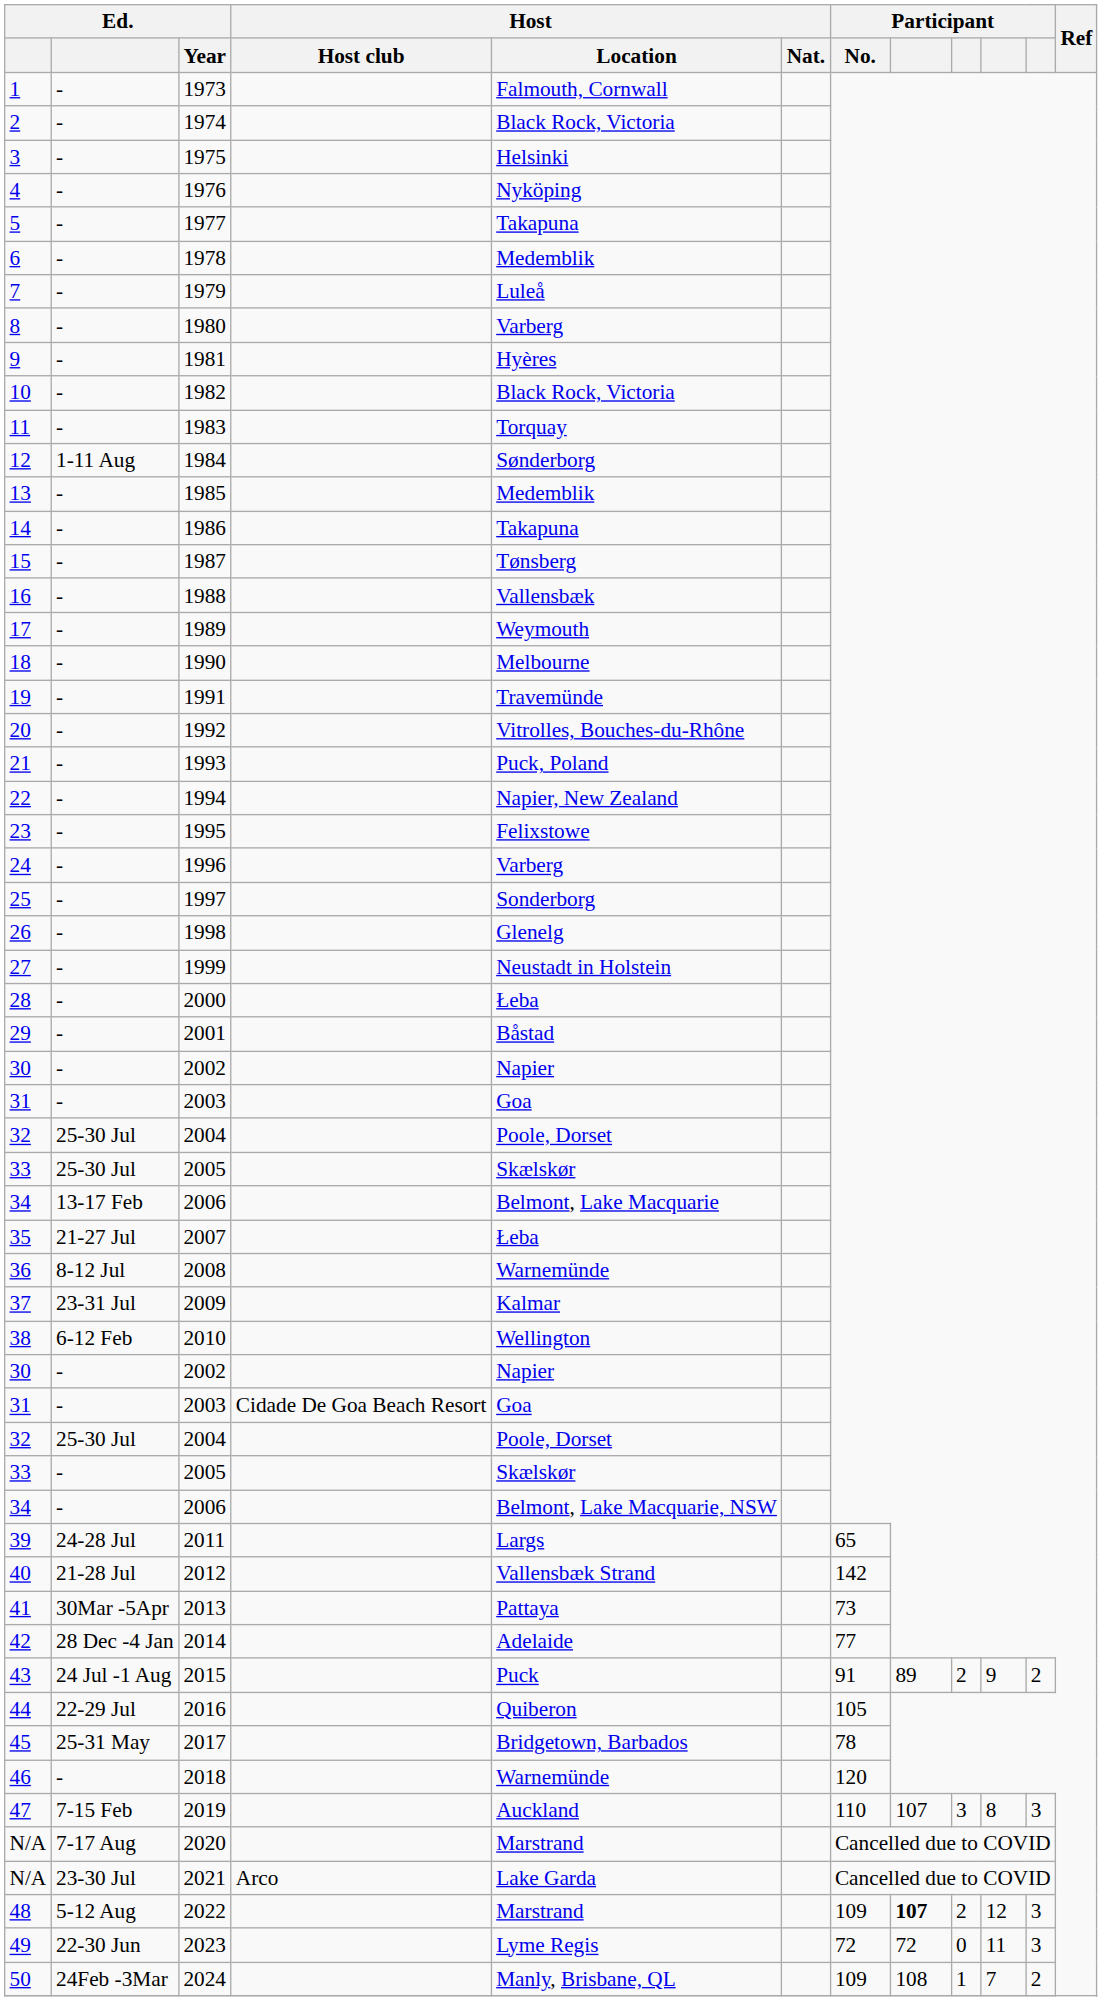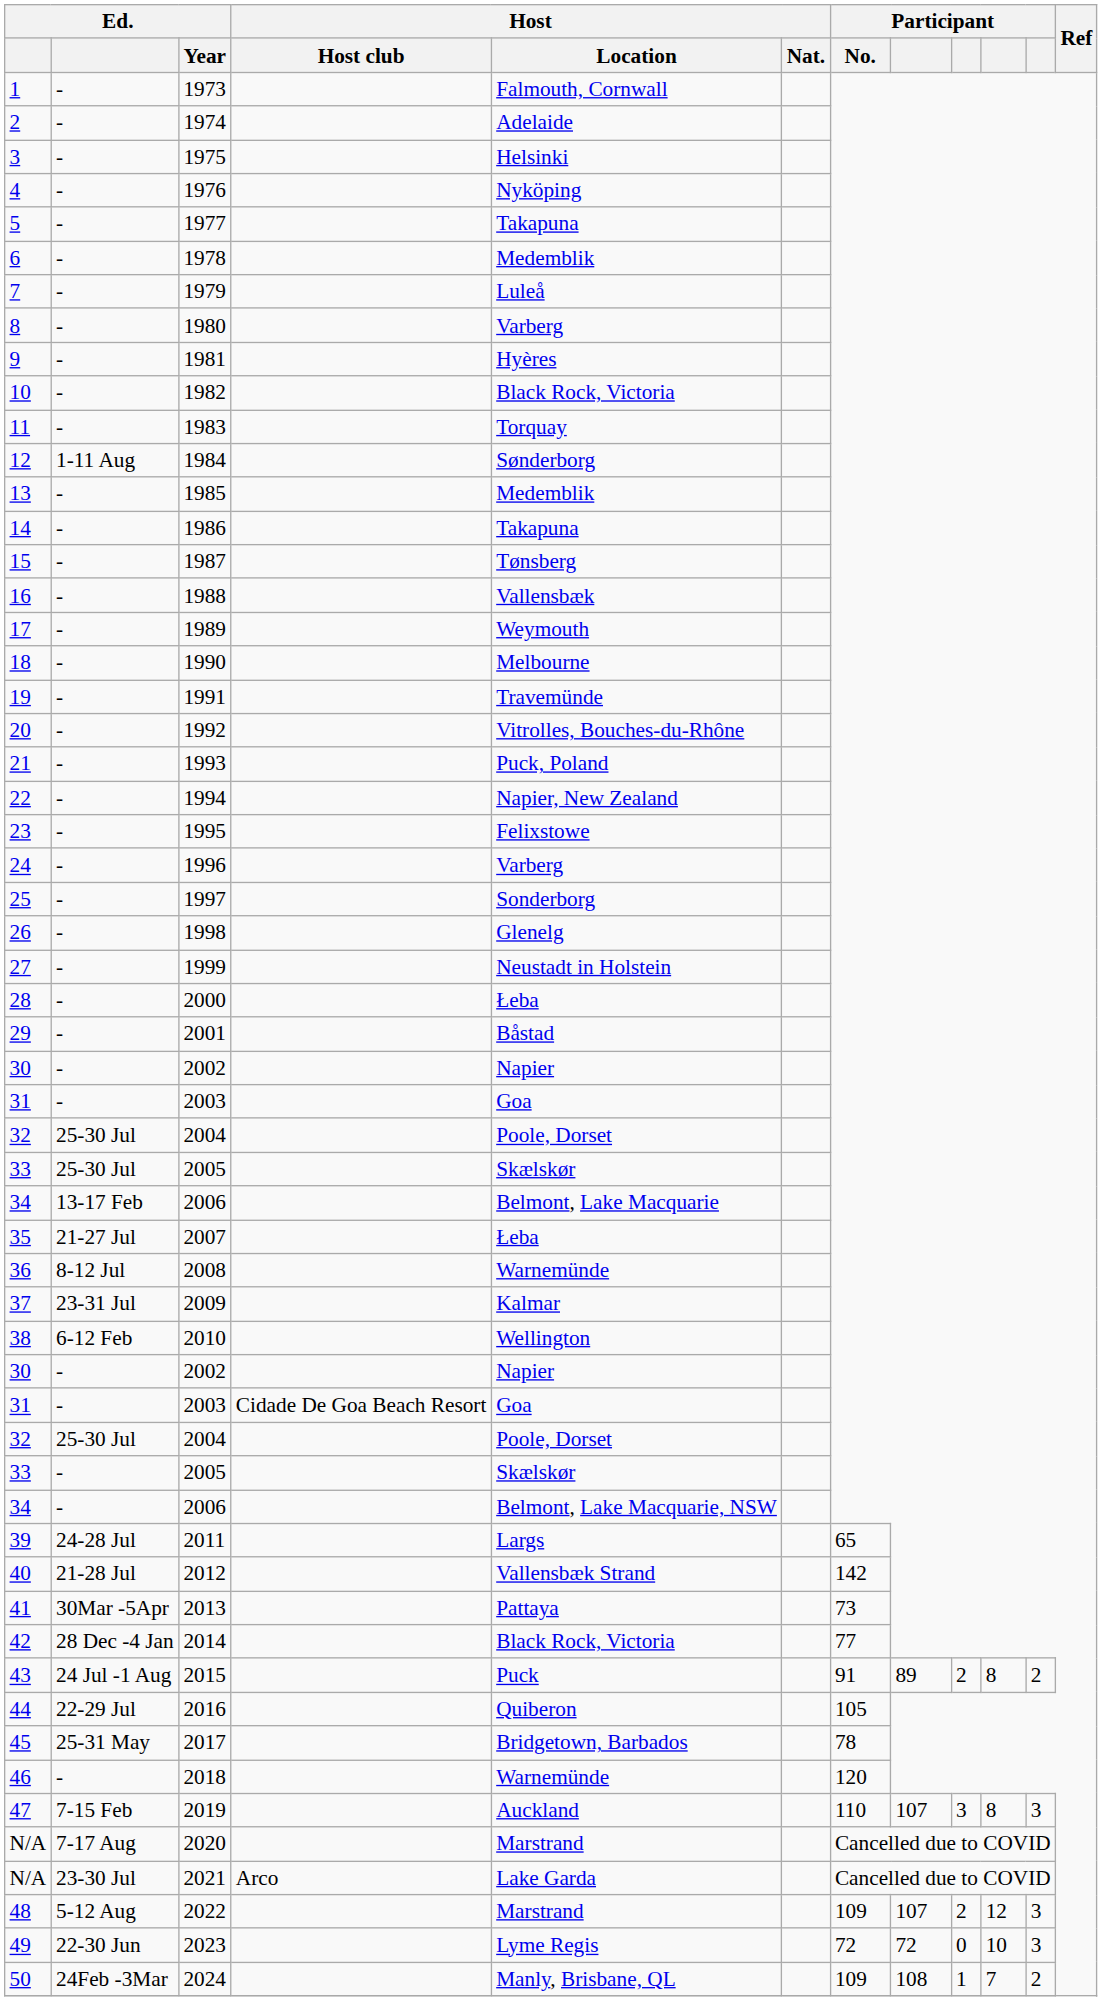(585, 122) Black Rock, Victoria -> (535, 122) Adelaide
(535, 1641) Adelaide -> (585, 1641) Black Rock, Victoria
(991, 1675) 9 -> (991, 1675) 8
(911, 1911) bold -> (911, 1911) normal
(996, 1945) 11 -> (996, 1945) 10
